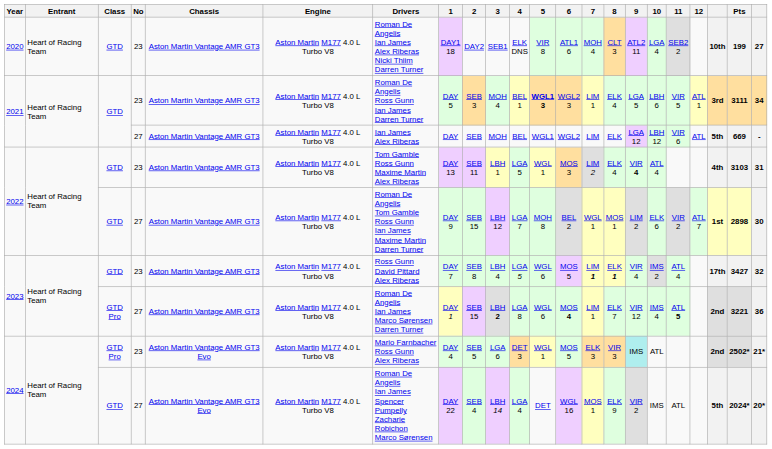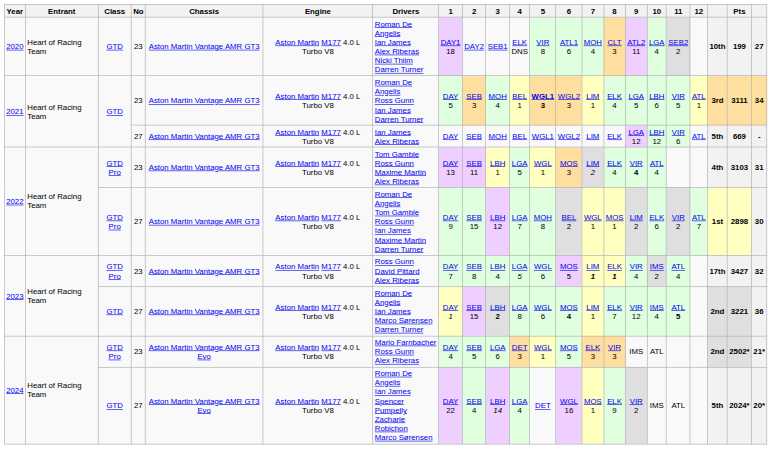(115, 167) GTD -> (115, 167) GTD Pro
(115, 221) GTD -> (115, 221) GTD Pro
(115, 271) GTD -> (115, 271) GTD Pro
(115, 311) GTD Pro -> (115, 311) GTD
(636, 351) paleturquoise background -> (636, 351) no background
